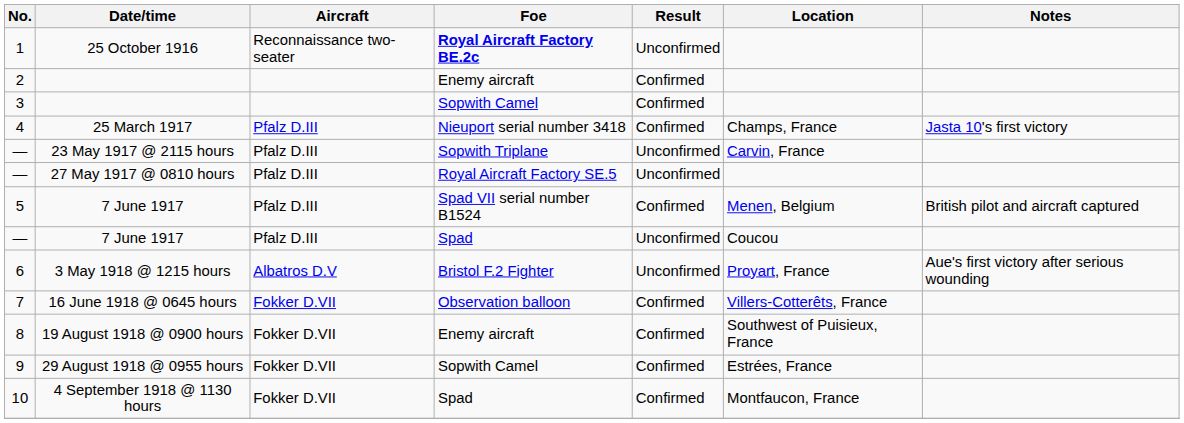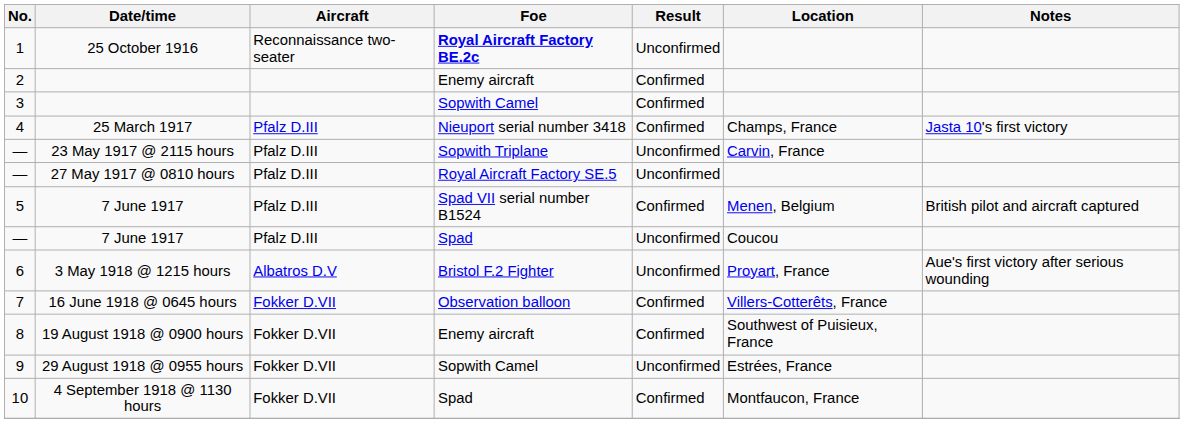(670, 366) Confirmed -> (678, 366) Unconfirmed
